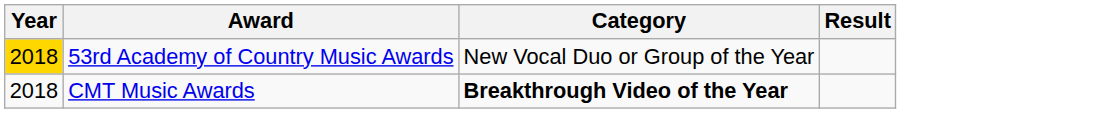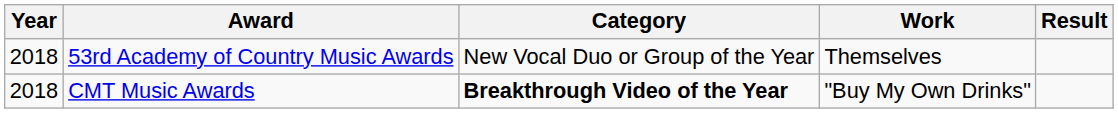+ column: (928, 21)
(34, 56) gold background -> (34, 56) no background
